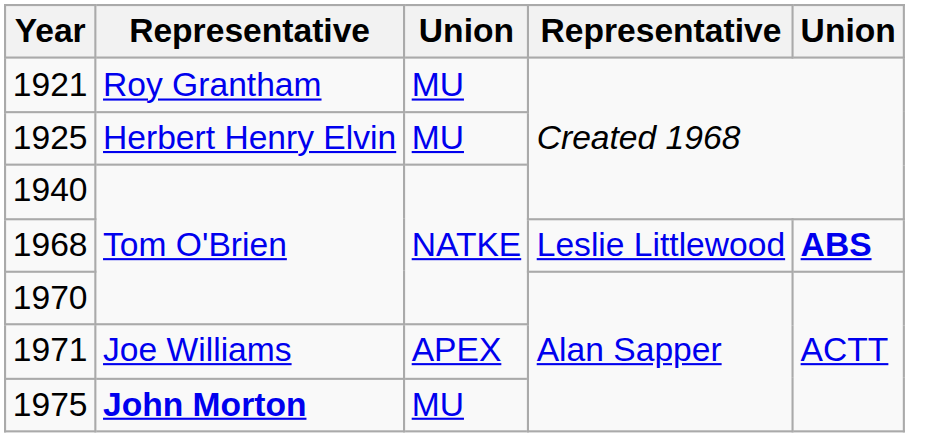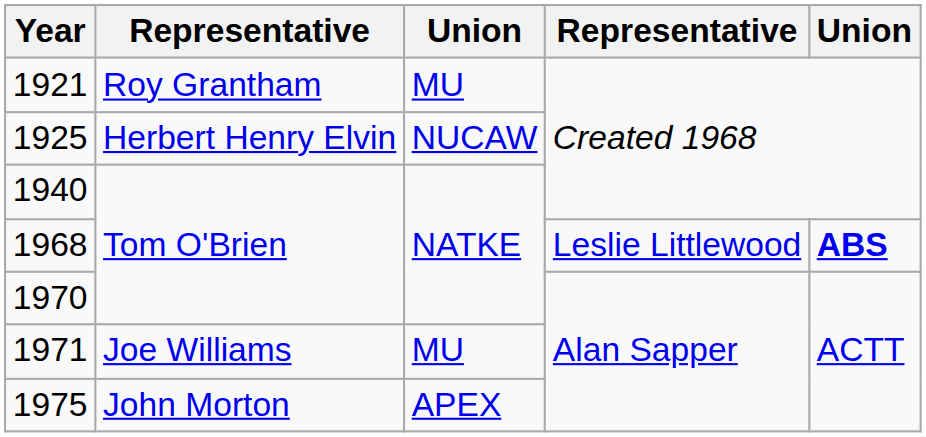(438, 137) MU -> (475, 137) NUCAW
(457, 350) APEX -> (438, 350) MU
(205, 404) bold -> (196, 404) normal
(438, 404) MU -> (457, 404) APEX
